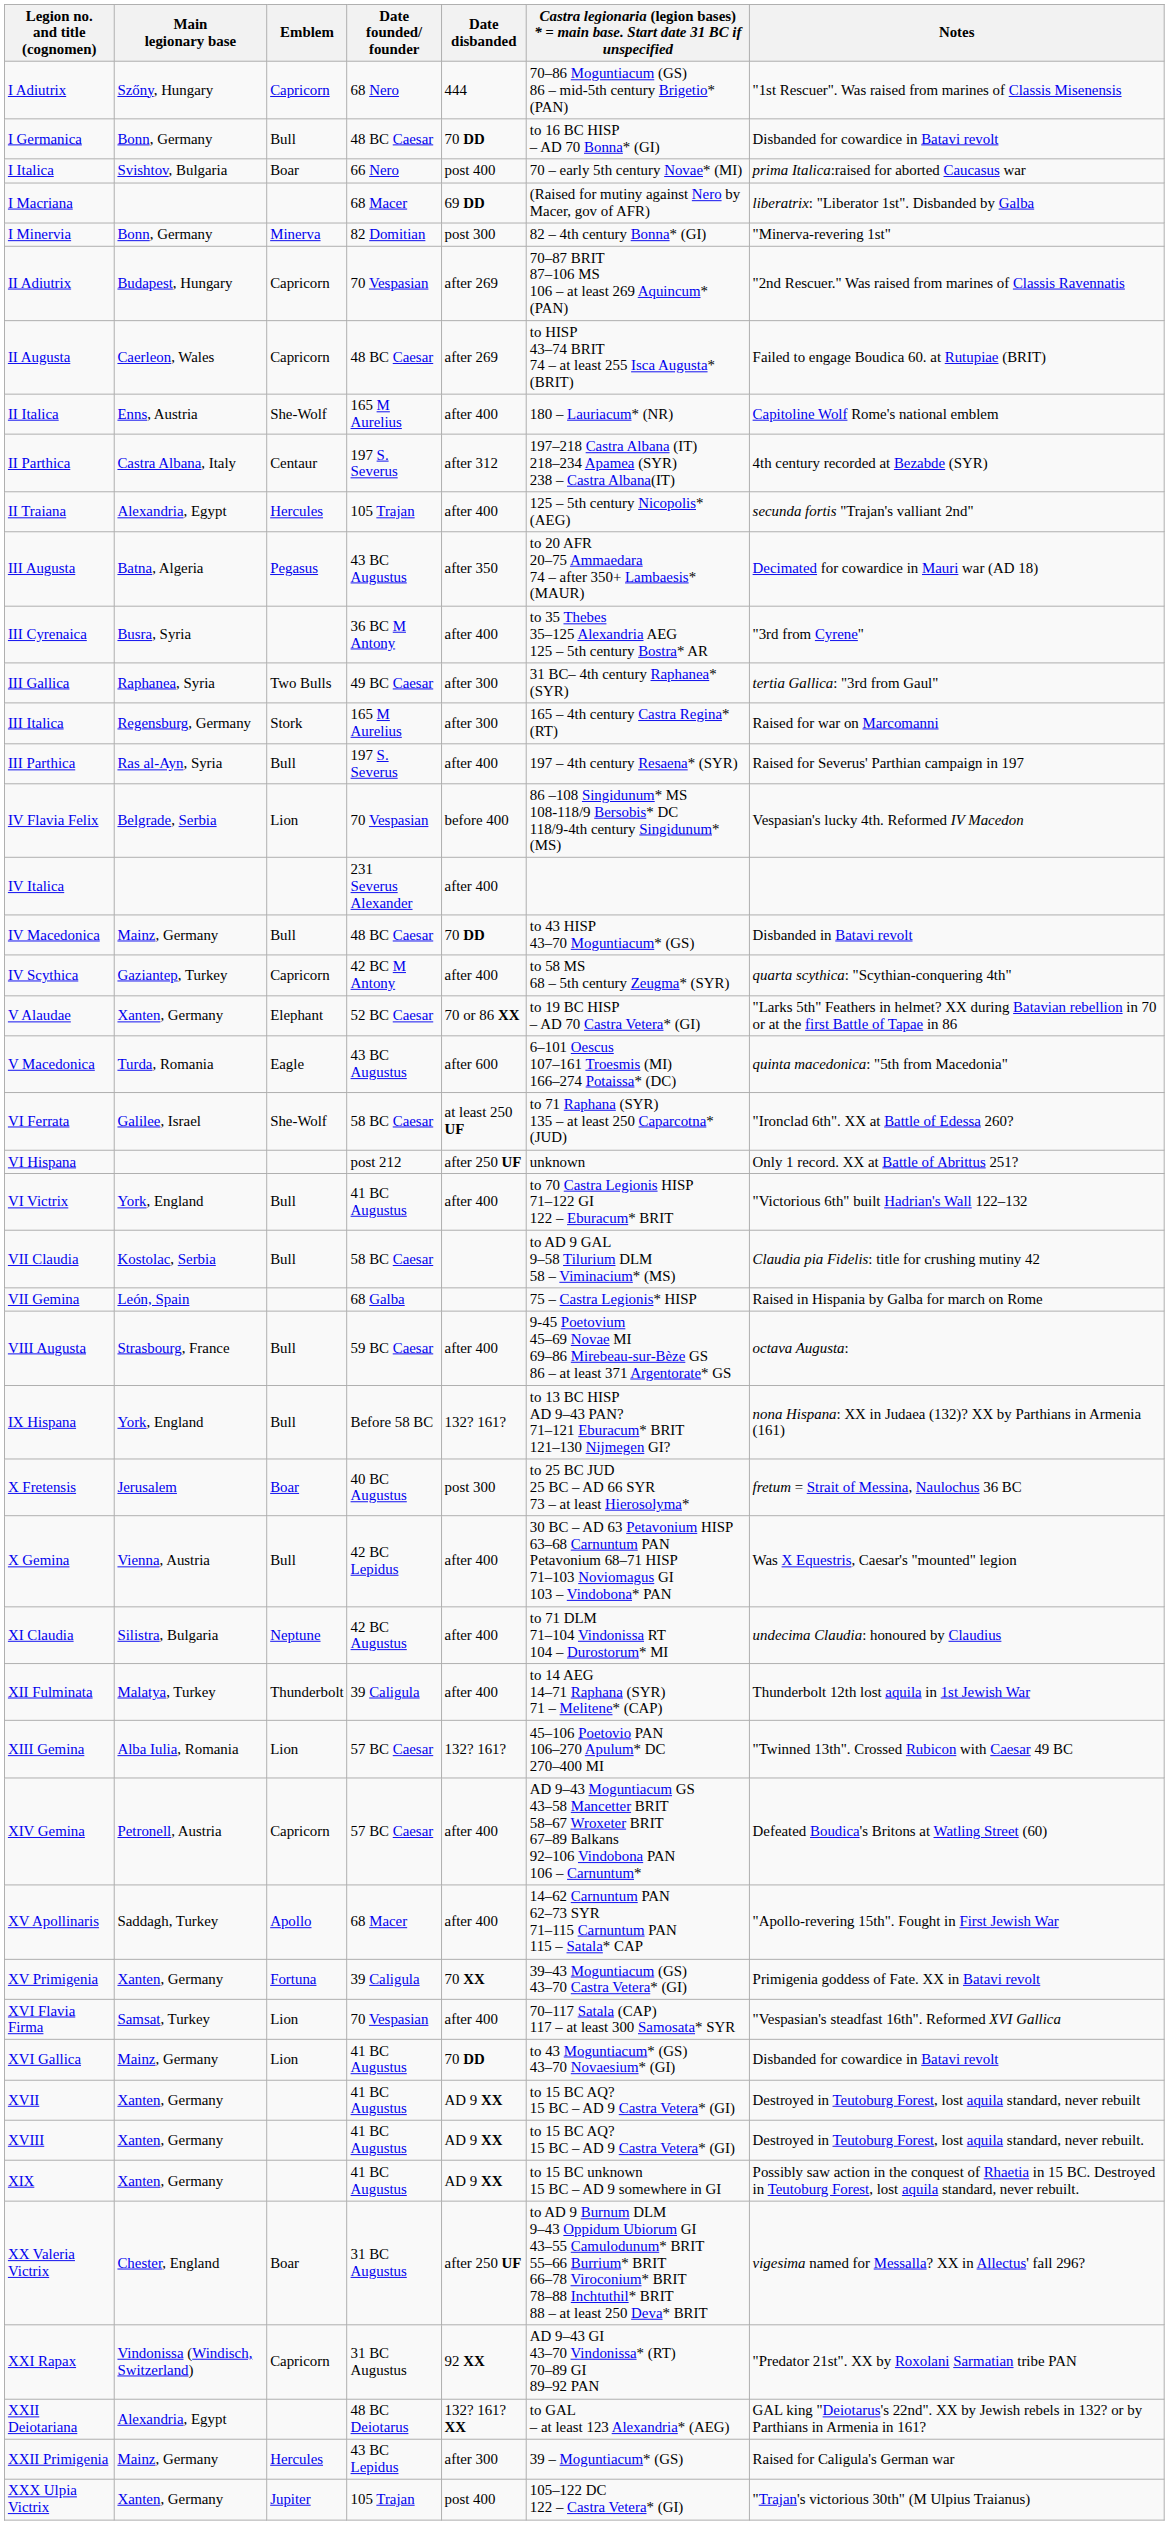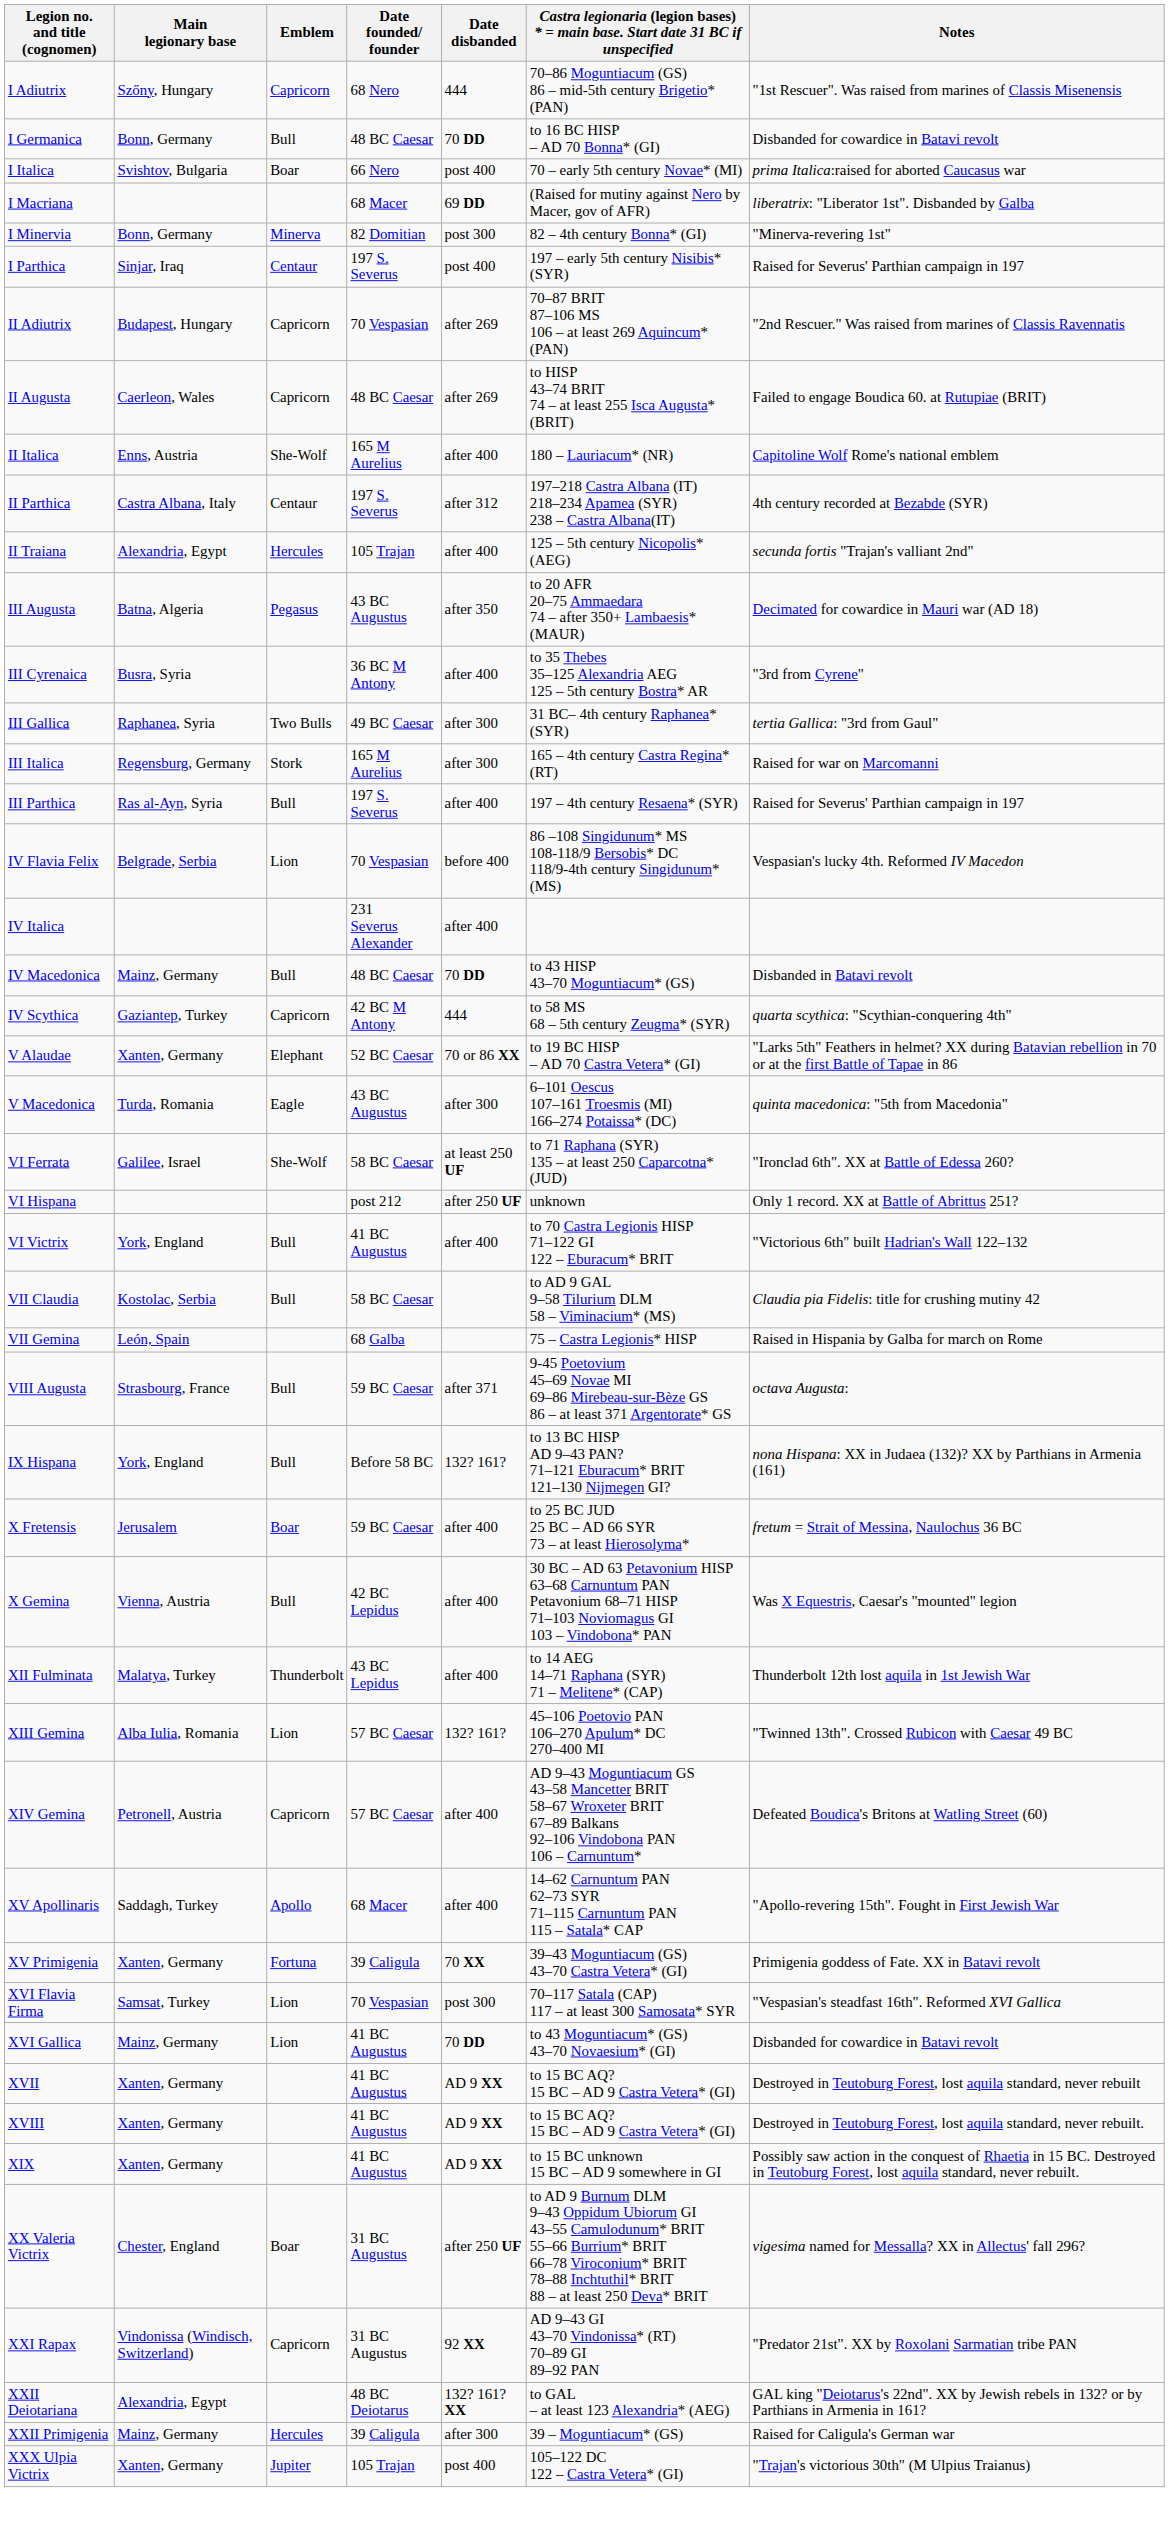+ row: (37, 266)
(471, 975) after 400 -> (456, 1015) 444
(471, 1064) after 600 -> (471, 1104) after 300
(471, 1348) after 400 -> (471, 1388) after 371
(379, 1487) 40 BC Augustus -> (392, 1527) 59 BC Caesar
(470, 1487) post 300 -> (471, 1527) after 400
- row: (41, 1635)
(385, 1692) 39 Caligula -> (375, 1675) 43 BC Lepidus
(471, 2019) after 400 -> (470, 2002) post 300
(375, 2459) 43 BC Lepidus -> (385, 2434) 39 Caligula
